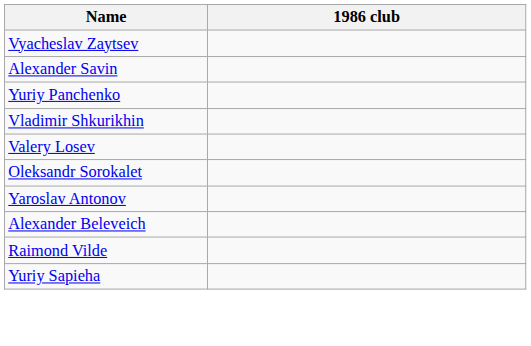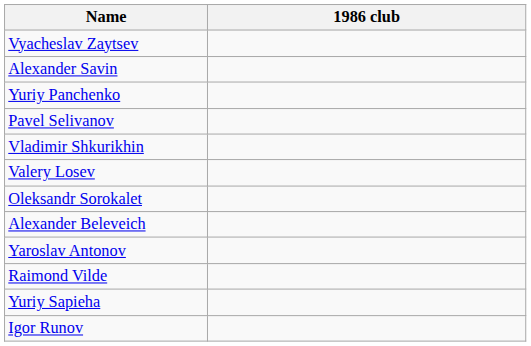+ row: (61, 120)
rows swapped: (77, 224) <-> (67, 198)
+ row: (46, 328)
